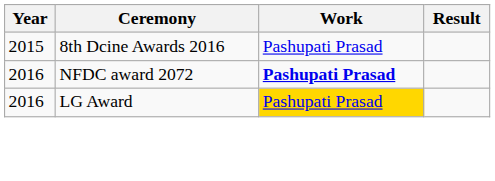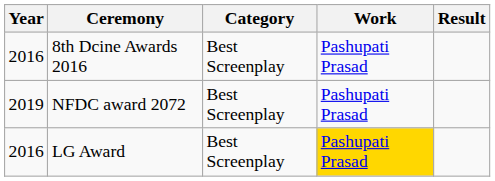+ column: (260, 18)
(26, 46) 2015 -> (26, 56) 2016
(26, 74) 2016 -> (26, 103) 2019
(329, 74) bold -> (355, 103) normal
